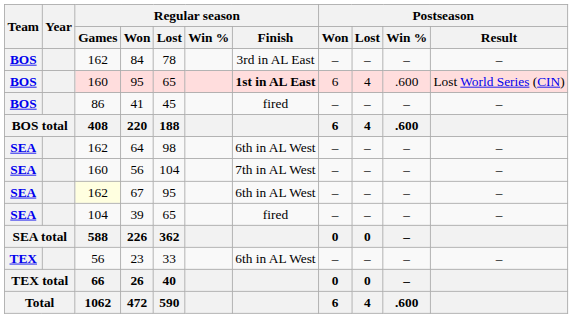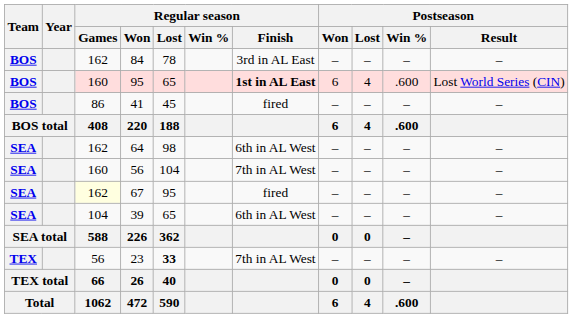(275, 192) 6th in AL West -> (275, 192) fired
(275, 214) fired -> (275, 214) 6th in AL West
(169, 258) normal -> (169, 258) bold
(275, 258) 6th in AL West -> (275, 258) 7th in AL West
